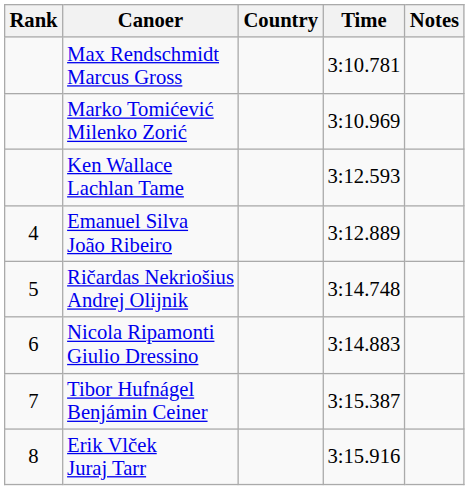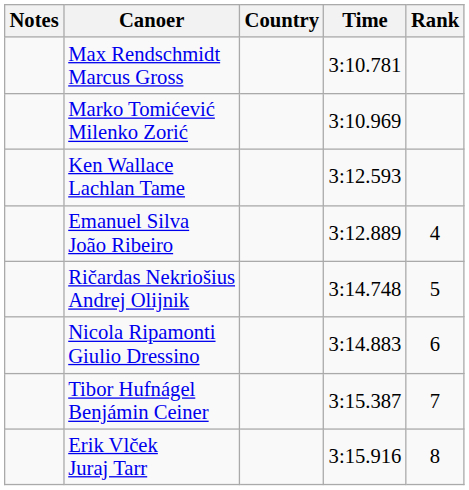columns swapped: (33, 20) <-> (434, 20)
